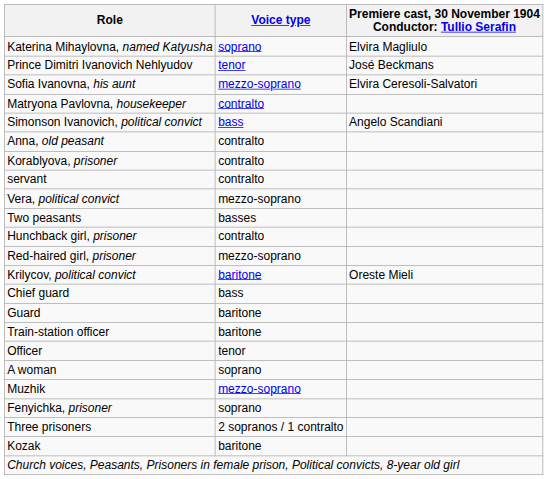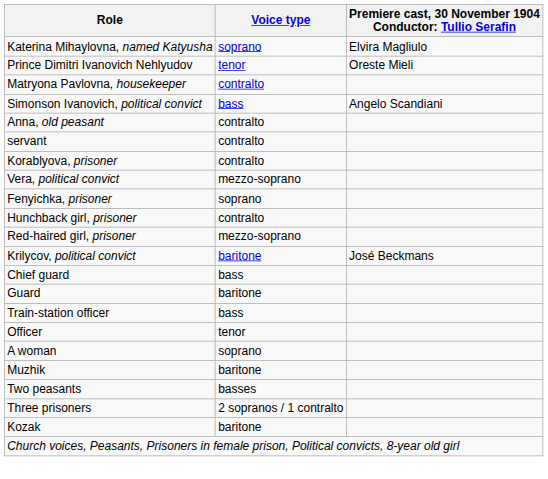(391, 65) José Beckmans -> (381, 65) Oreste Mieli
- row: (71, 84)
rows swapped: (62, 160) <-> (27, 179)
rows swapped: (60, 408) <-> (44, 217)
(381, 274) Oreste Mieli -> (391, 255) José Beckmans
(240, 332) baritone -> (231, 312) bass
(259, 389) mezzo-soprano -> (240, 370) baritone
